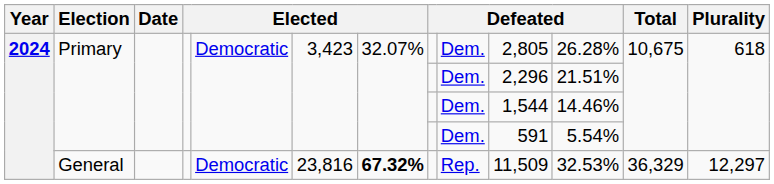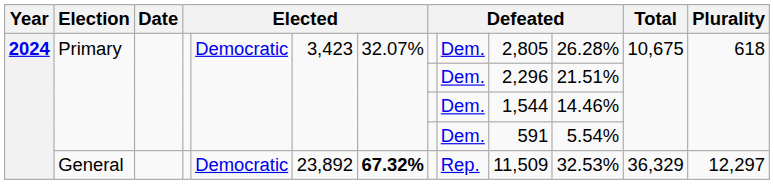(325, 164) 23,816 -> (325, 164) 23,892
